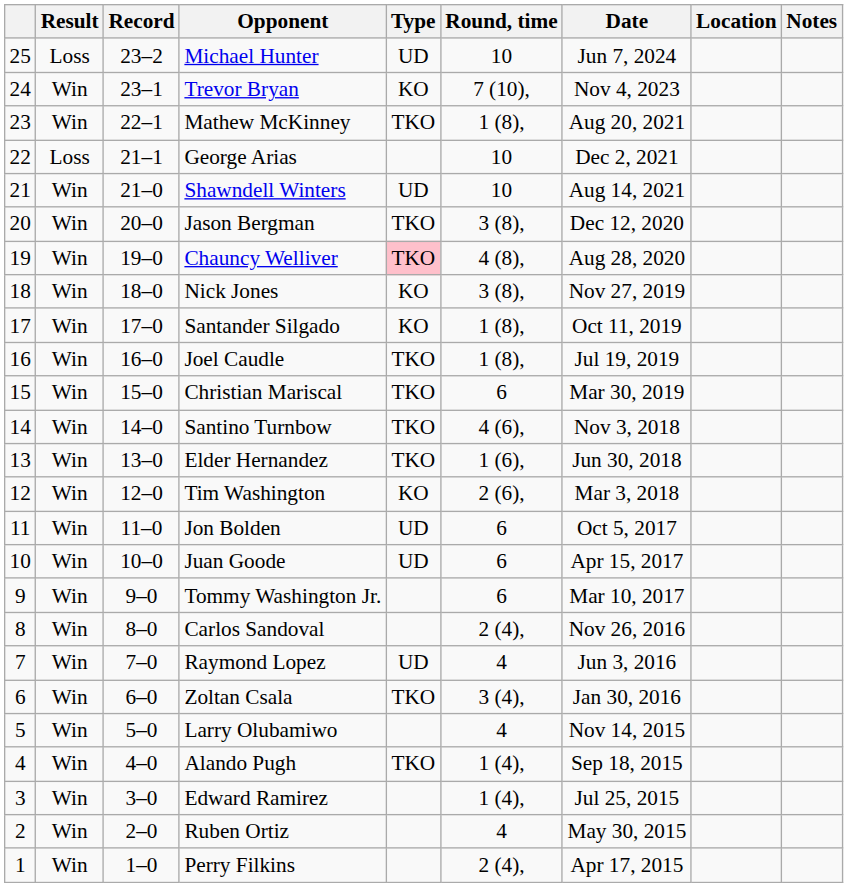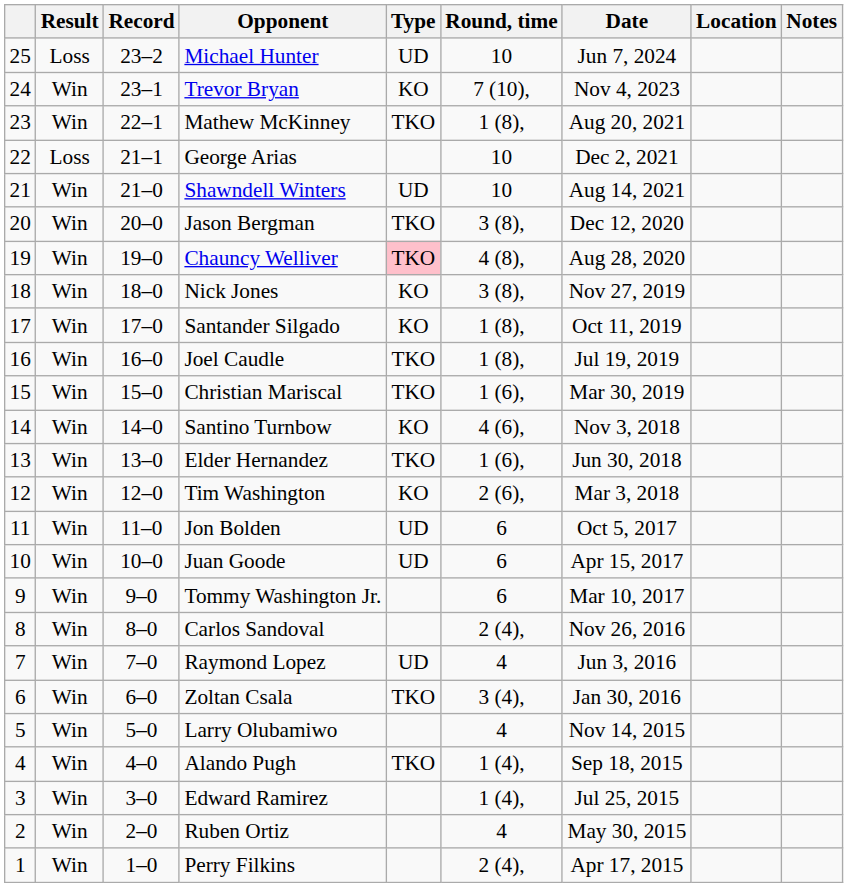(502, 392) 6 -> (502, 392) 1 (6),
(413, 426) TKO -> (413, 426) KO
